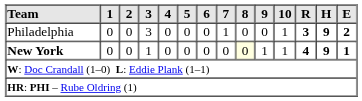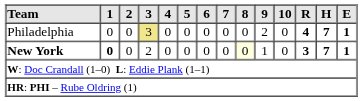(149, 32) no background -> (149, 32) khaki background
(226, 32) 1 -> (226, 32) 0
(264, 32) 0 -> (264, 32) 2
(285, 32) 1 -> (285, 32) 0
(306, 32) 3 -> (306, 32) 4
(326, 32) 9 -> (326, 32) 7
(347, 32) 2 -> (347, 32) 1
(110, 50) normal -> (110, 50) bold
(149, 50) 1 -> (149, 50) 2
(285, 50) 1 -> (285, 50) 0
(306, 50) 4 -> (306, 50) 3
(326, 50) 9 -> (326, 50) 7
